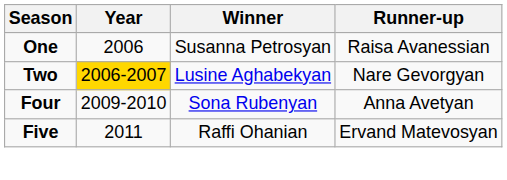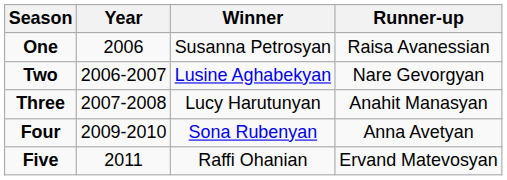(124, 75) gold background -> (124, 75) no background
+ row: (41, 103)
